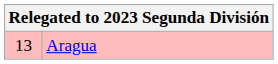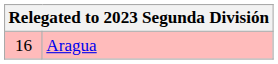(23, 45) 13 -> (23, 45) 16
